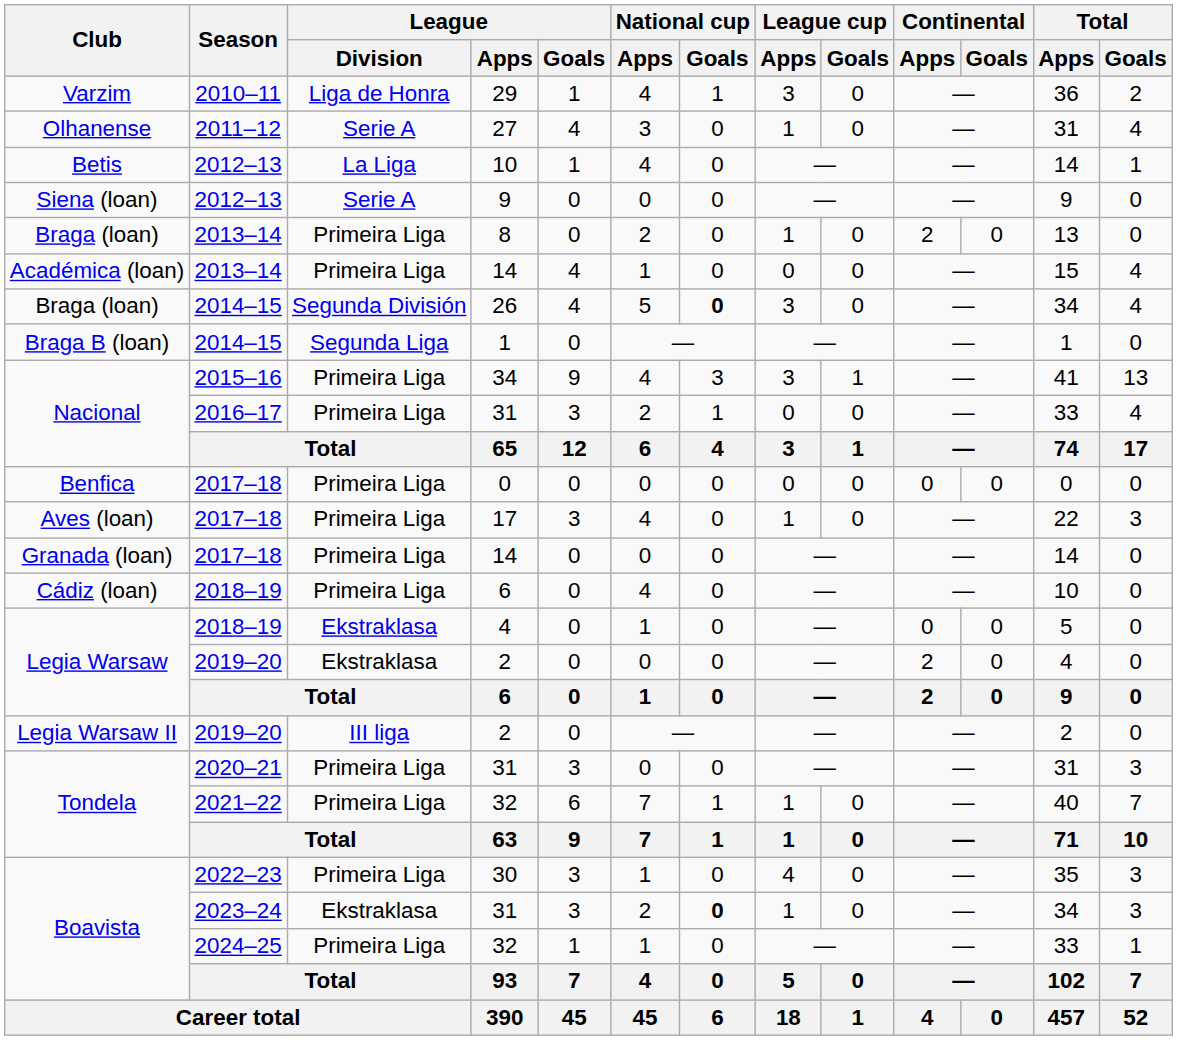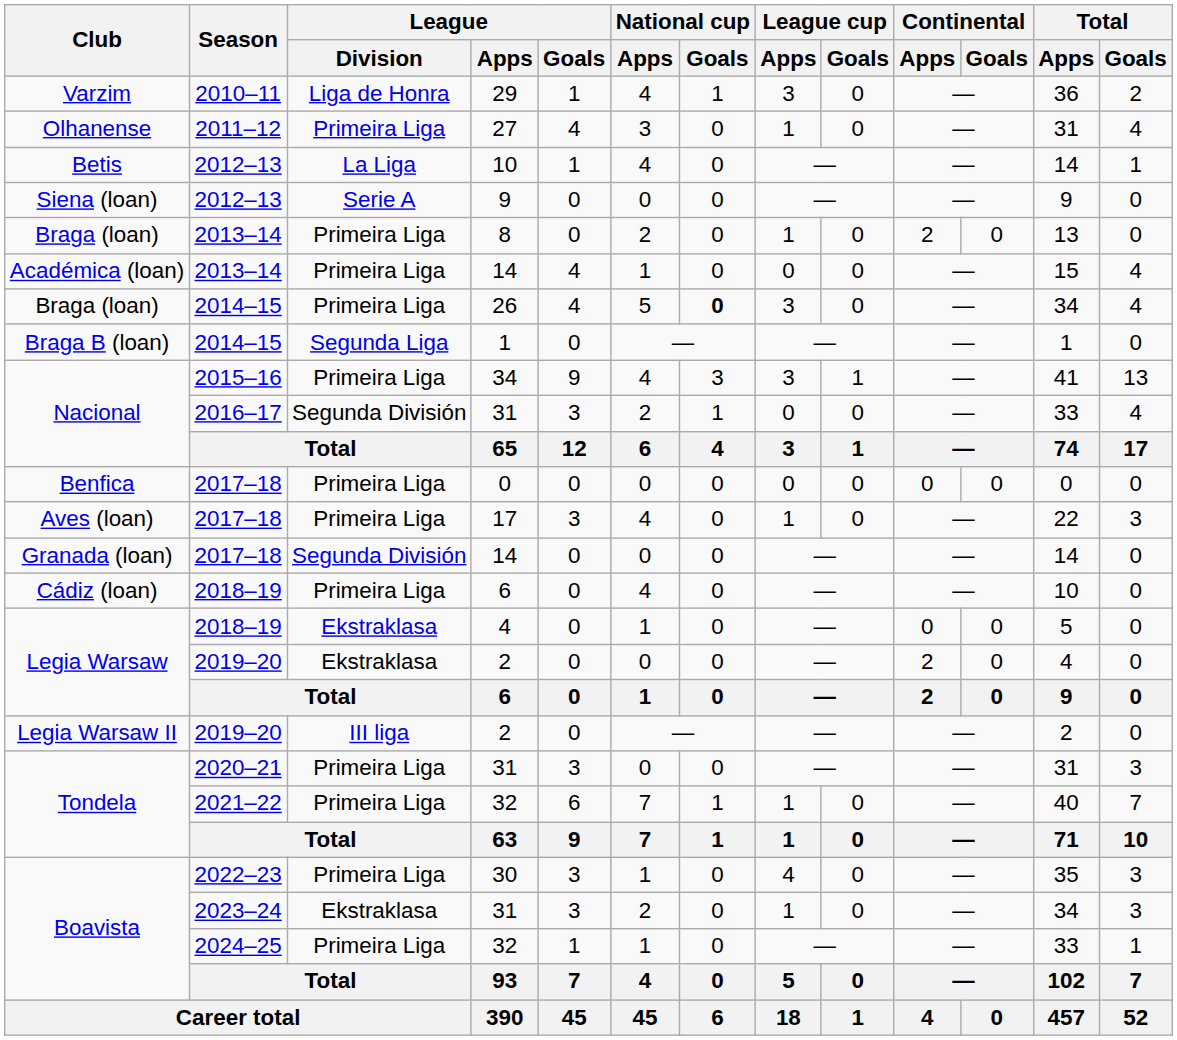(379, 128) Serie A -> (379, 128) Primeira Liga
(379, 306) Segunda División -> (379, 306) Primeira Liga
(379, 413) Primeira Liga -> (379, 413) Segunda División
(379, 555) Primeira Liga -> (379, 555) Segunda División
(717, 910) bold -> (717, 910) normal
